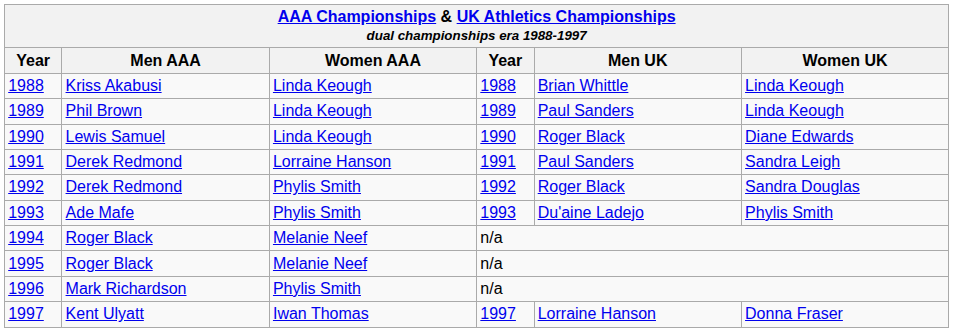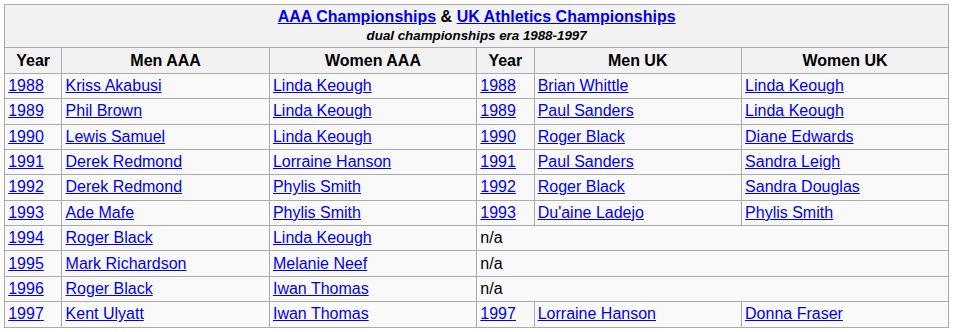(320, 238) Melanie Neef -> (322, 238) Linda Keough
(109, 263) Roger Black -> (126, 263) Mark Richardson
(126, 288) Mark Richardson -> (109, 288) Roger Black
(317, 288) Phylis Smith -> (321, 288) Iwan Thomas
